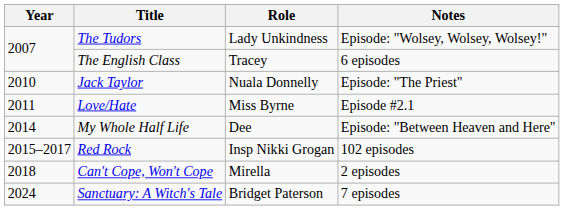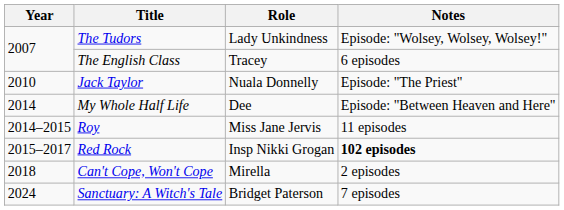- row: (107, 104)
+ row: (88, 127)
(377, 149) normal -> (378, 149) bold
